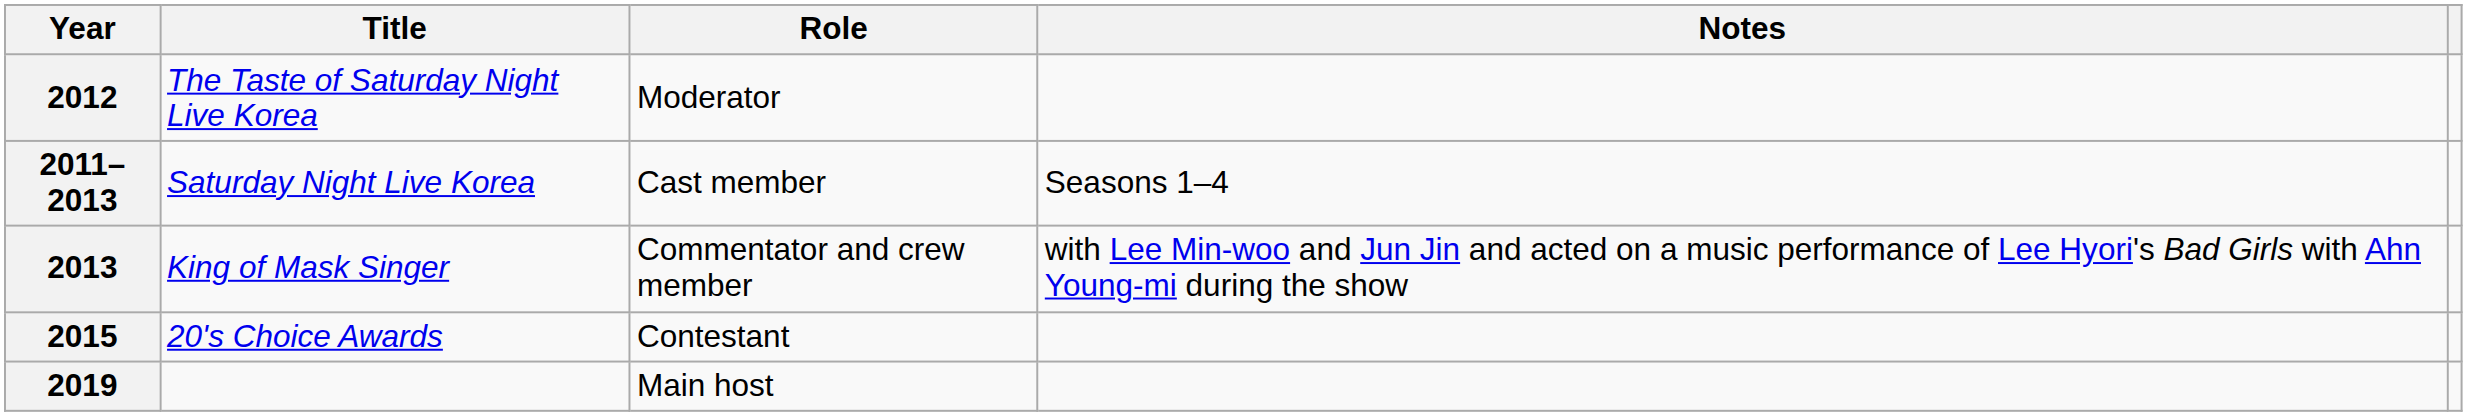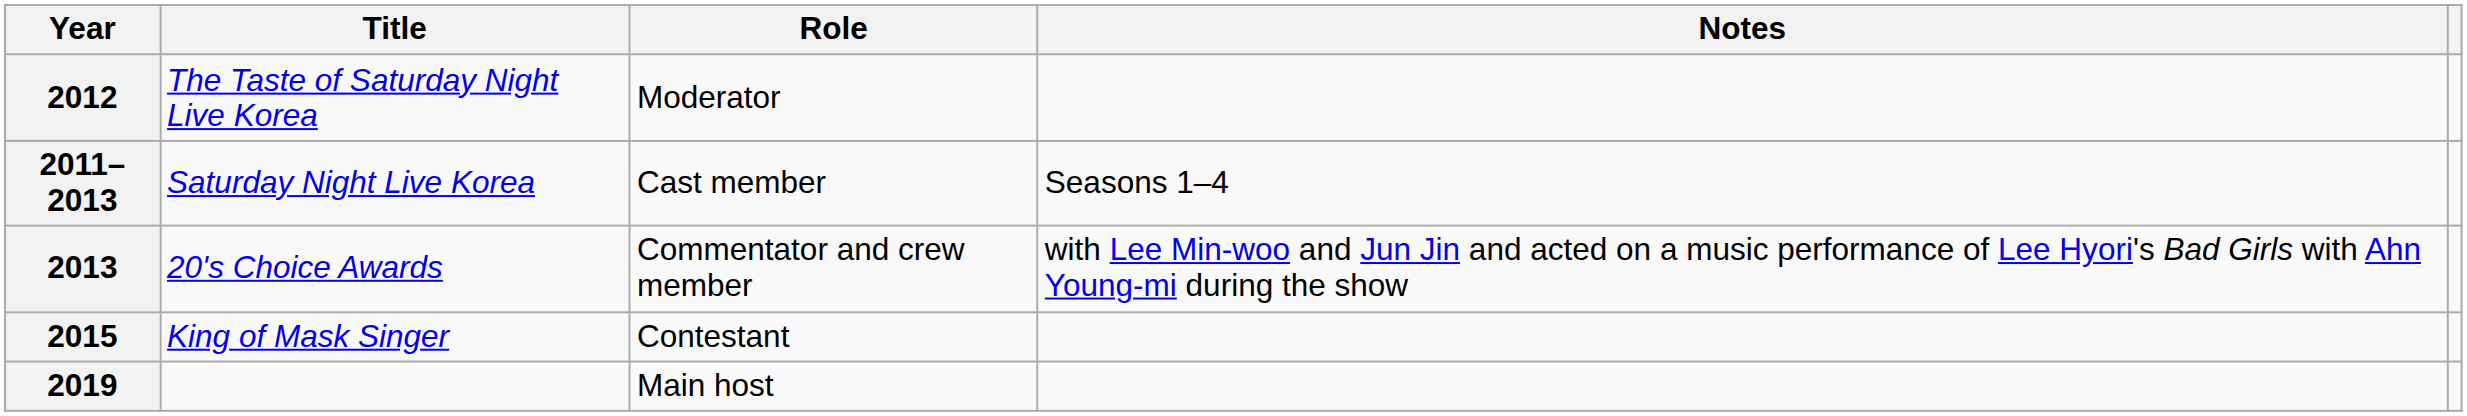(308, 268) King of Mask Singer -> (305, 268) 20's Choice Awards
(305, 335) 20's Choice Awards -> (308, 335) King of Mask Singer
